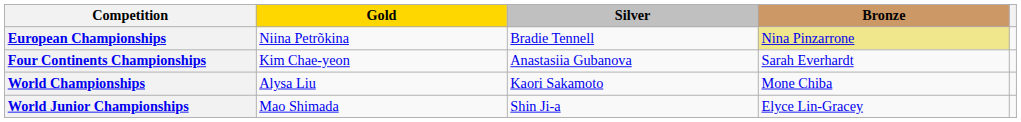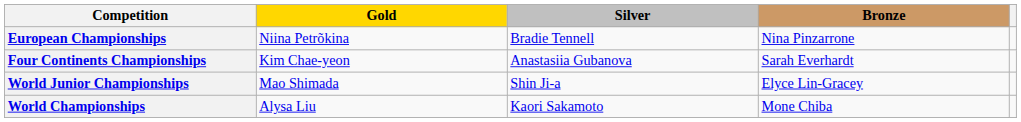(808, 38) khaki background -> (808, 38) no background
rows swapped: (98, 106) <-> (76, 83)
